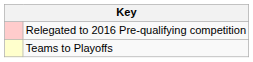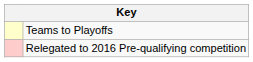rows swapped: (69, 48) <-> (136, 30)
